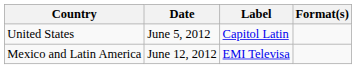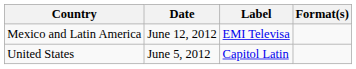rows swapped: (41, 34) <-> (74, 53)
